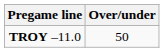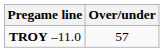(122, 36) 50 -> (122, 36) 57
